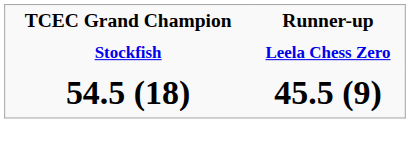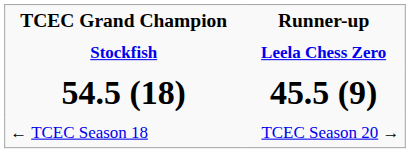+ row: (79, 132)
